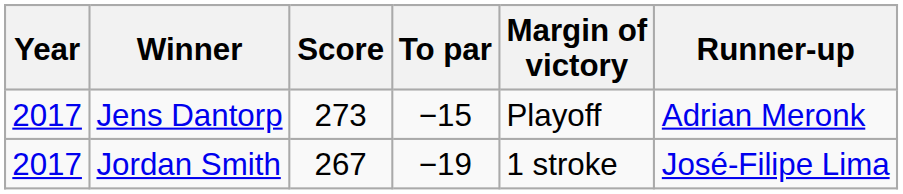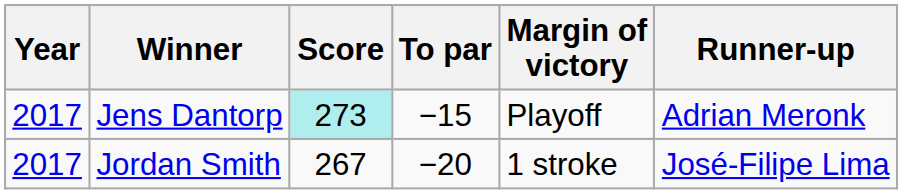(341, 115) no background -> (341, 115) paleturquoise background
(445, 164) −19 -> (445, 164) −20
